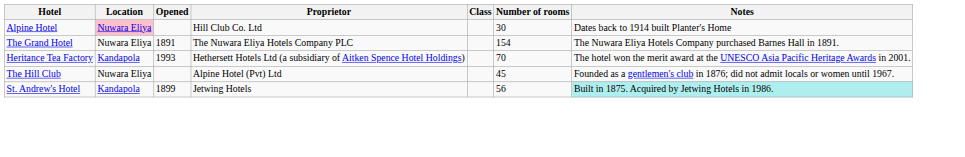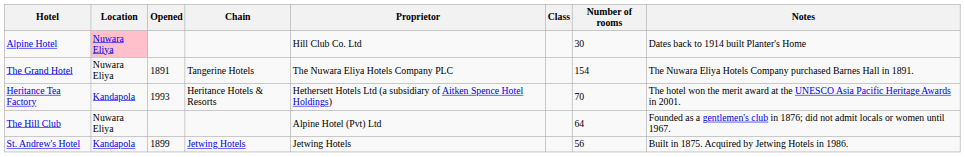+ column: (238, 17)
(501, 74) 45 -> (579, 123) 64
(674, 89) paleturquoise background -> (748, 144) no background
